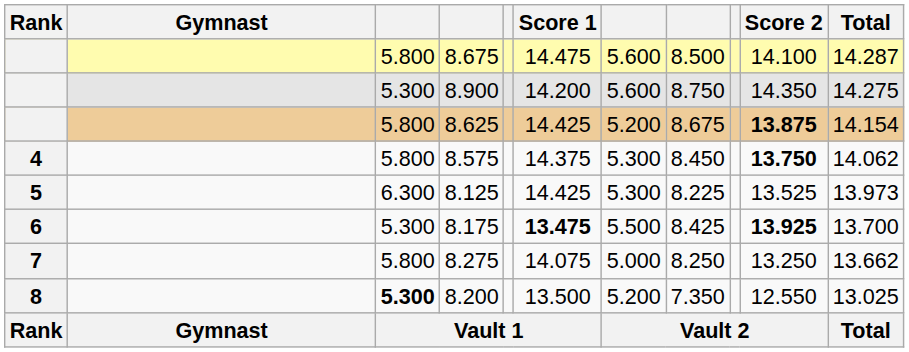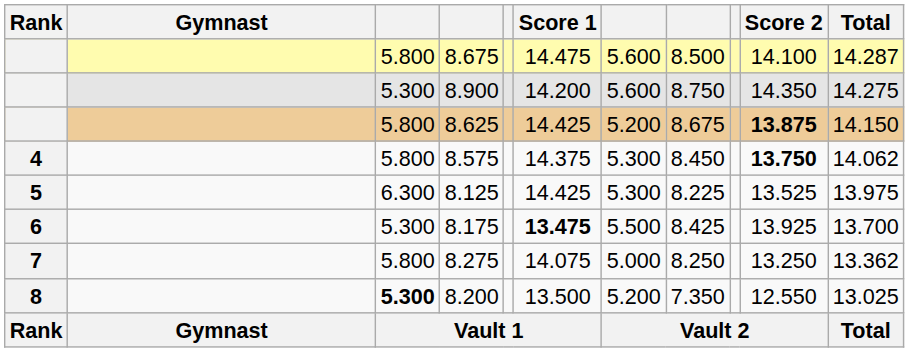(866, 124) 14.154 -> (866, 124) 14.150
(866, 193) 13.973 -> (866, 193) 13.975
(784, 227) bold -> (784, 227) normal
(866, 261) 13.662 -> (866, 261) 13.362
